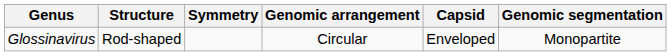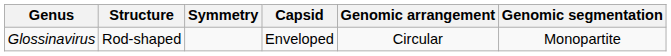columns swapped: (461, 16) <-> (342, 16)
